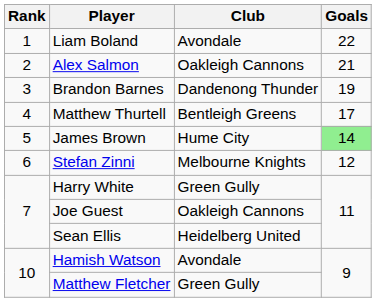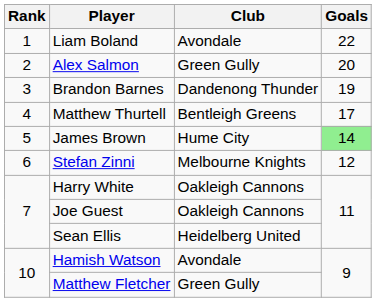(241, 65) Oakleigh Cannons -> (219, 65) Green Gully
(347, 65) 21 -> (347, 65) 20
(219, 187) Green Gully -> (241, 187) Oakleigh Cannons
